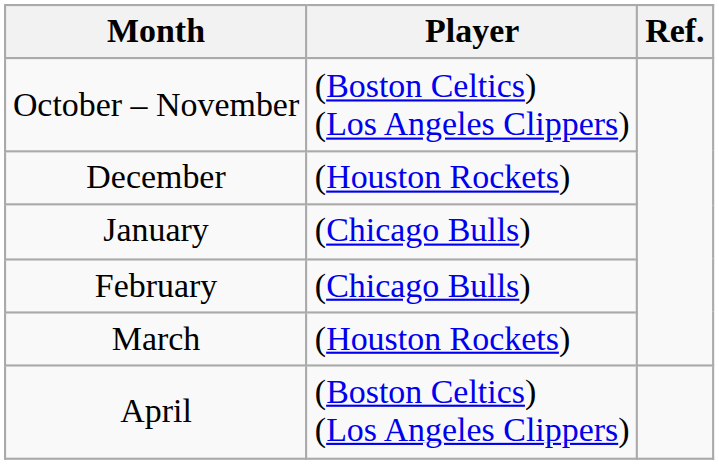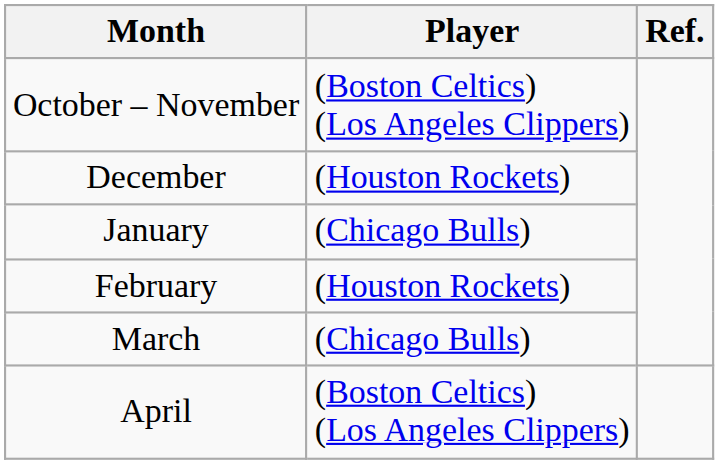(423, 284) (Chicago Bulls) -> (443, 284) (Houston Rockets)
(443, 338) (Houston Rockets) -> (423, 338) (Chicago Bulls)
